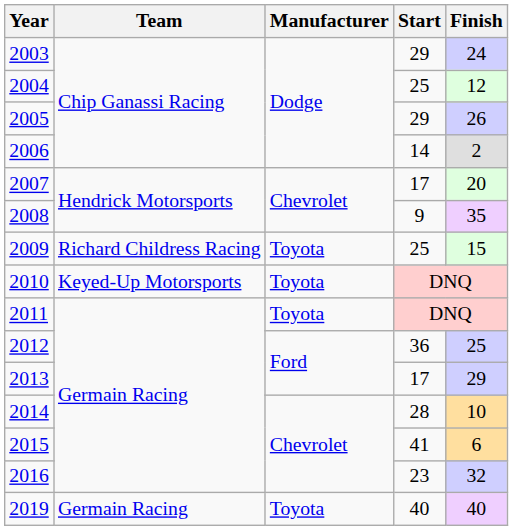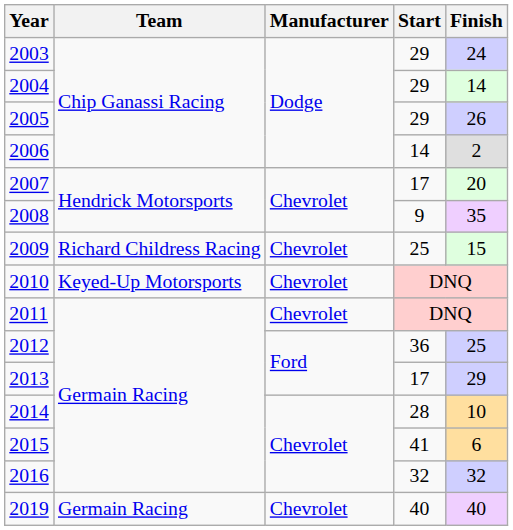(419, 86) 25 -> (419, 86) 29
(476, 86) 12 -> (476, 86) 14
(297, 248) Toyota -> (309, 248) Chevrolet
(297, 281) Toyota -> (309, 281) Chevrolet
(297, 313) Toyota -> (309, 313) Chevrolet
(419, 476) 23 -> (419, 476) 32
(297, 509) Toyota -> (309, 509) Chevrolet
